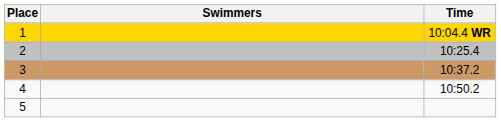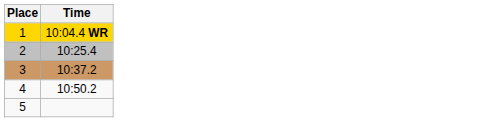- column: (232, 13)
